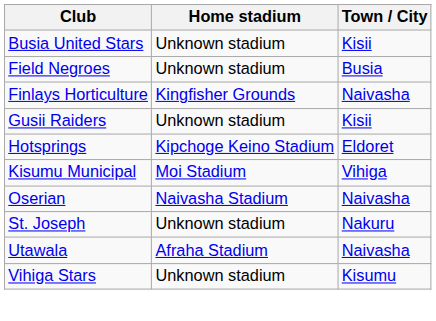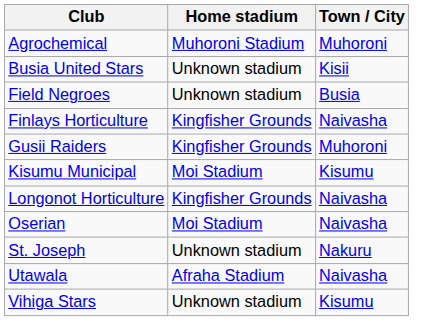+ row: (58, 43)
(220, 120) Unknown stadium -> (242, 146) Kingfisher Grounds
(357, 120) Kisii -> (353, 146) Muhoroni
- row: (47, 146)
(364, 172) Vihiga -> (346, 172) Kisumu
+ row: (86, 198)
(222, 198) Naivasha Stadium -> (217, 224) Moi Stadium
